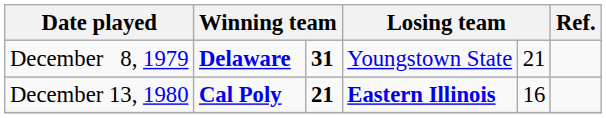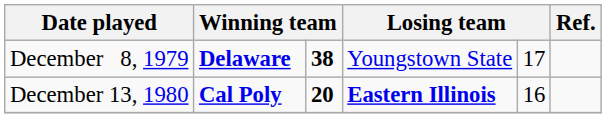(322, 58) 31 -> (322, 58) 38
(534, 58) 21 -> (534, 58) 17
(322, 94) 21 -> (322, 94) 20
